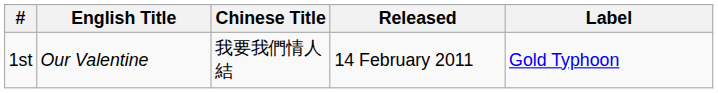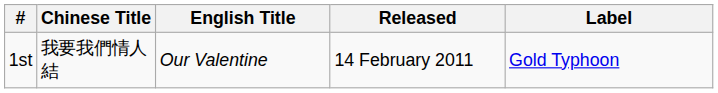columns swapped: (124, 18) <-> (271, 18)
